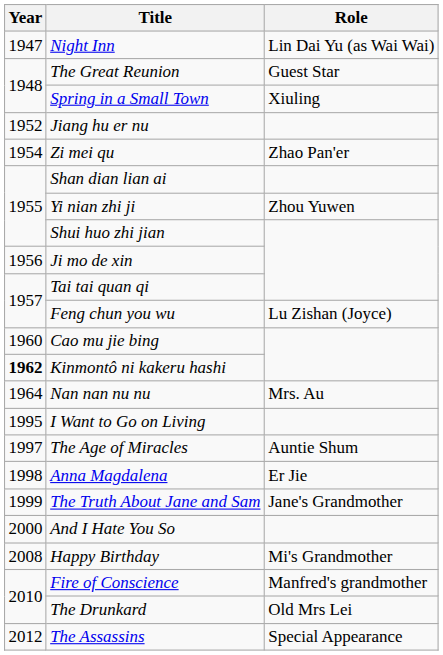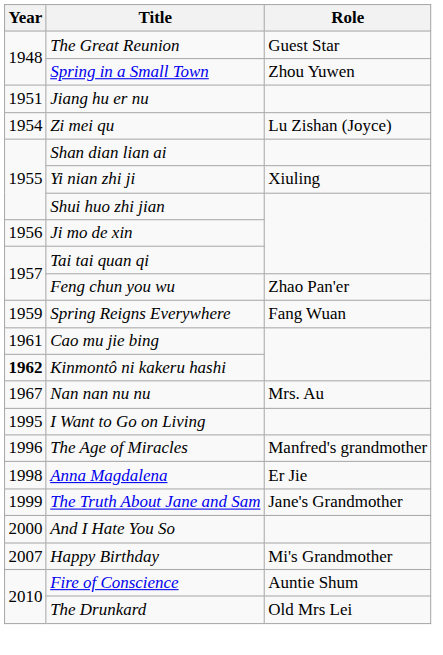- row: (82, 44)
(294, 98) Xiuling -> (312, 71) Zhou Yuwen
(25, 125) 1952 -> (25, 98) 1951
(309, 152) Zhao Pan'er -> (330, 125) Lu Zishan (Joyce)
(312, 206) Zhou Yuwen -> (294, 179) Xiuling
(330, 313) Lu Zishan (Joyce) -> (309, 286) Zhao Pan'er
+ row: (140, 313)
(25, 340) 1960 -> (25, 340) 1961
(25, 394) 1964 -> (25, 394) 1967
(25, 448) 1997 -> (25, 448) 1996
(313, 448) Auntie Shum -> (348, 448) Manfred's grandmother
(25, 555) 2008 -> (25, 555) 2007
(348, 582) Manfred's grandmother -> (313, 582) Auntie Shum
- row: (97, 636)
